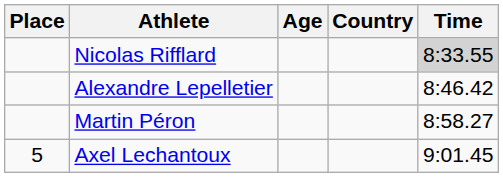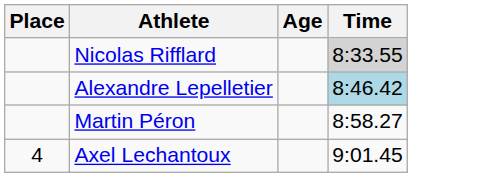- column: (373, 21)
(458, 88) no background -> (368, 88) lightblue background
(37, 155) 5 -> (37, 155) 4
